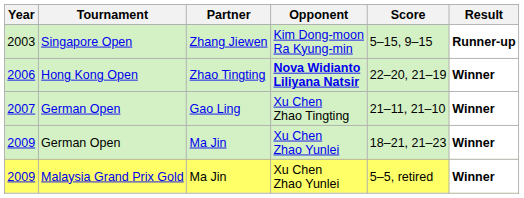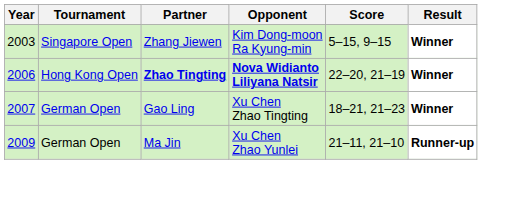(484, 41) Runner-up -> (432, 41) Winner
(228, 75) normal -> (185, 75) bold
(408, 109) 21–11, 21–10 -> (367, 109) 18–21, 21–23
(408, 143) 18–21, 21–23 -> (366, 143) 21–11, 21–10
(473, 143) Winner -> (443, 143) Runner-up
- row: (21, 176)
